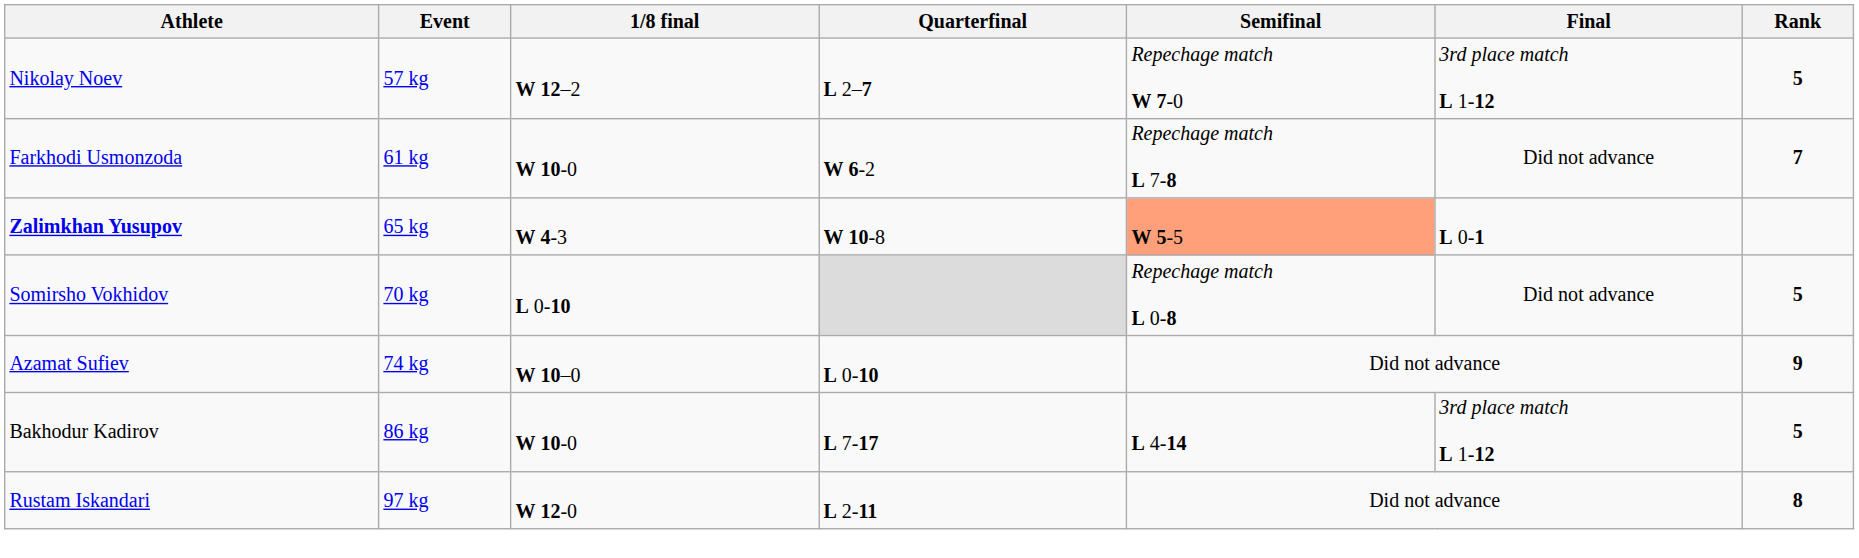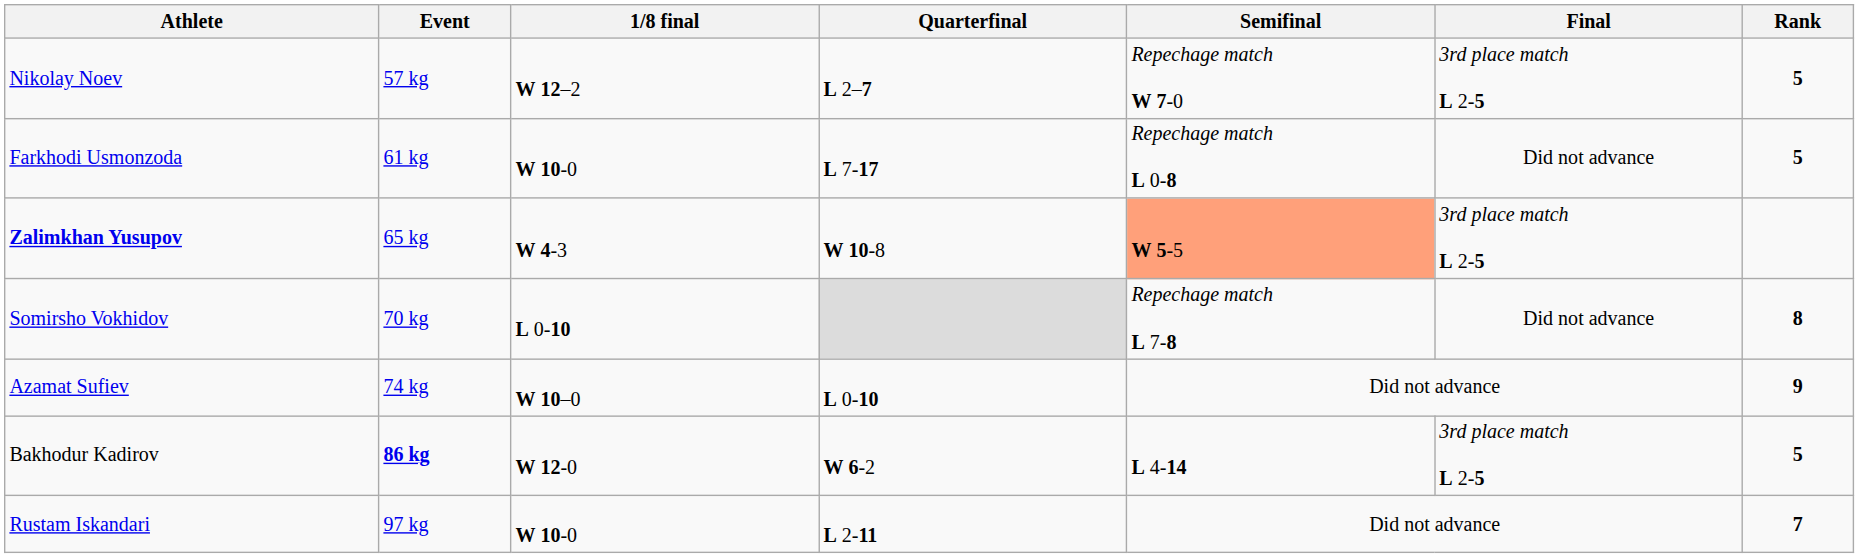(1504, 78) 3rd place match L 1-12 -> (1504, 78) 3rd place match L 2-5
(849, 170) W 6-2 -> (851, 170) L 7-17
(1202, 158) Repechage match L 7-8 -> (1202, 158) Repechage match L 0-8
(1798, 158) 7 -> (1798, 158) 5
(1462, 238) L 0-1 -> (1504, 238) 3rd place match L 2-5
(1202, 295) Repechage match L 0-8 -> (1202, 318) Repechage match L 7-8
(1798, 295) 5 -> (1798, 318) 8
(406, 432) normal -> (406, 455) bold
(546, 443) W 10-0 -> (546, 467) W 12-0
(851, 443) L 7-17 -> (849, 467) W 6-2
(1504, 432) 3rd place match L 1-12 -> (1504, 455) 3rd place match L 2-5
(546, 512) W 12-0 -> (546, 536) W 10-0
(1798, 500) 8 -> (1798, 524) 7
